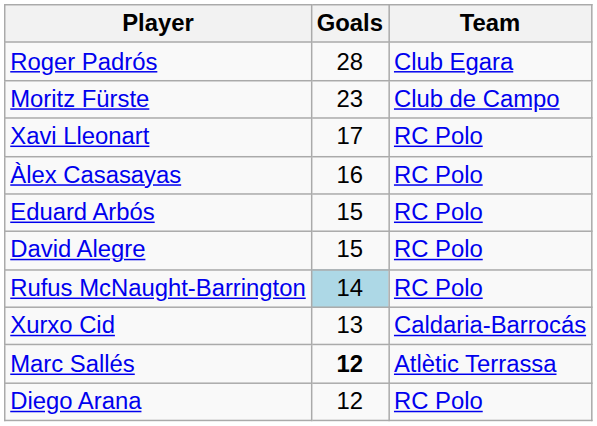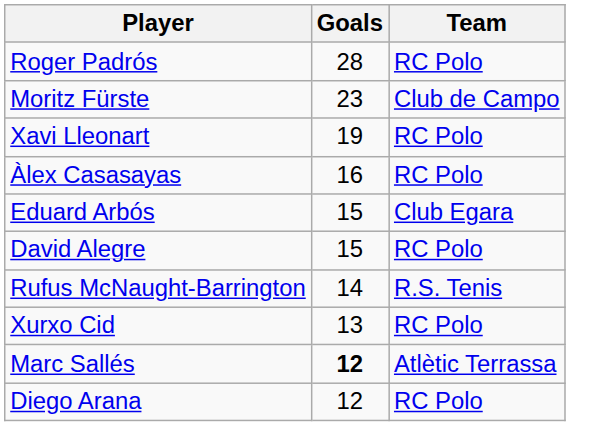(454, 61) Club Egara -> (438, 61) RC Polo
(350, 136) 17 -> (350, 136) 19
(438, 212) RC Polo -> (454, 212) Club Egara
(350, 288) lightblue background -> (350, 288) no background
(438, 288) RC Polo -> (448, 288) R.S. Tenis
(490, 325) Caldaria-Barrocás -> (438, 325) RC Polo
